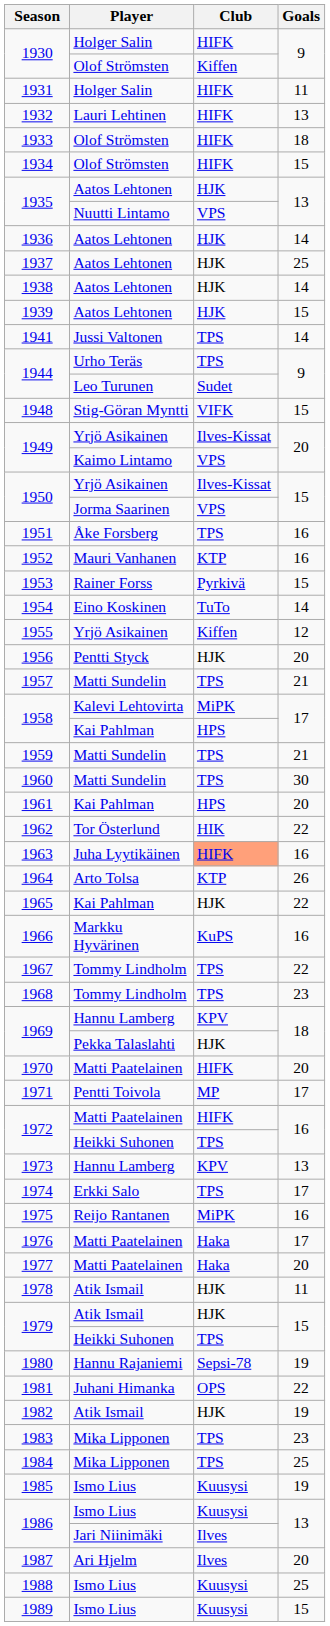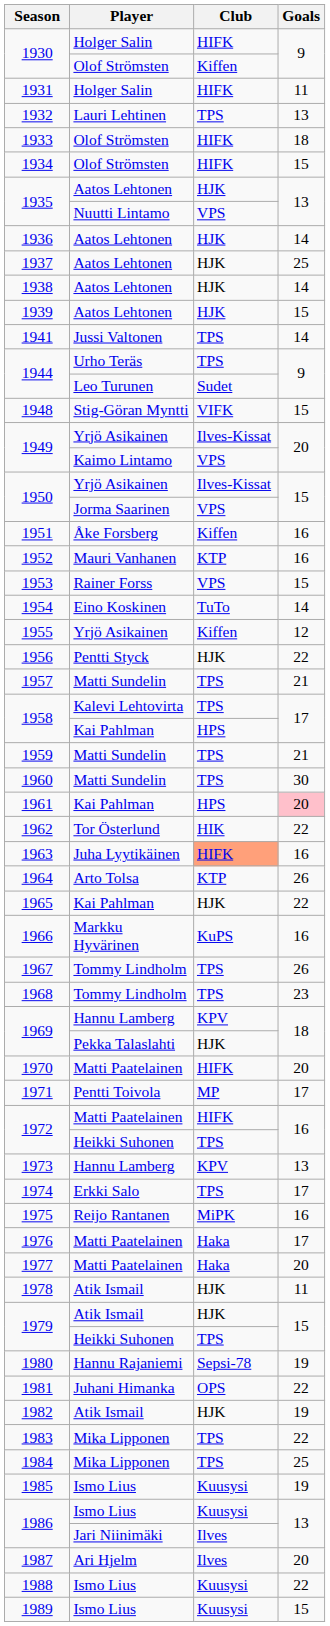(215, 115) HIFK -> (210, 115) TPS
(210, 533) TPS -> (217, 533) Kiffen
(221, 582) Pyrkivä -> (211, 582) VPS
(301, 656) 20 -> (301, 656) 22
(216, 705) MiPK -> (210, 705) TPS
(301, 804) no background -> (301, 804) pink background
(301, 969) 22 -> (301, 969) 26
(301, 1437) 23 -> (301, 1437) 22
(301, 1584) 25 -> (301, 1584) 22
